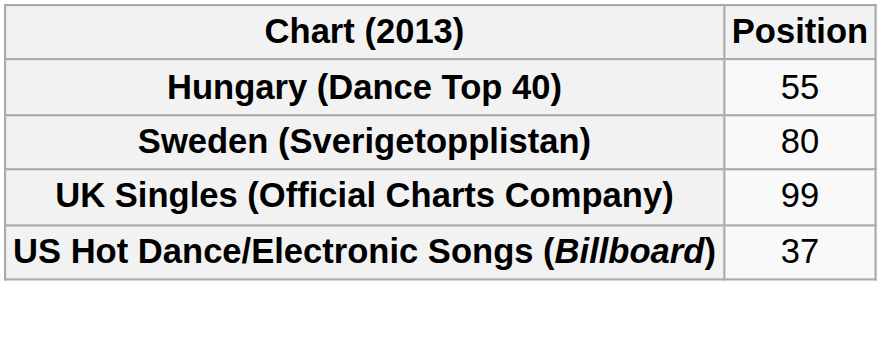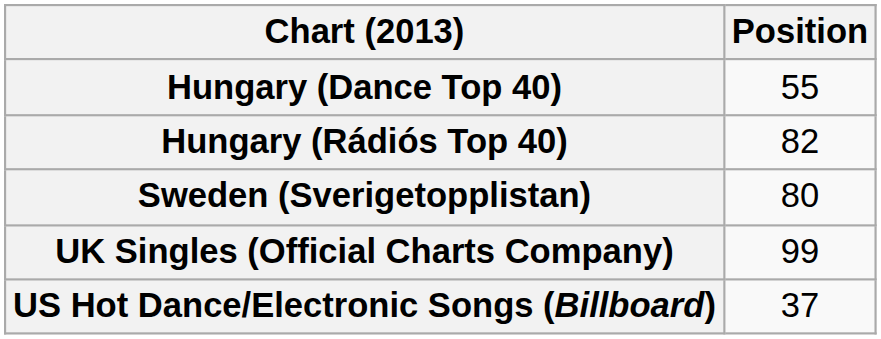+ row: (364, 141)
